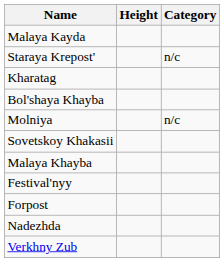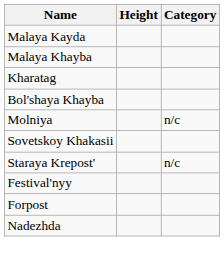rows swapped: (50, 162) <-> (51, 57)
- row: (42, 246)
